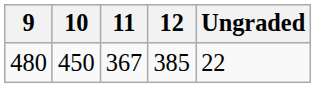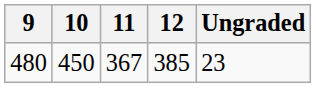(213, 62) 22 -> (213, 62) 23
